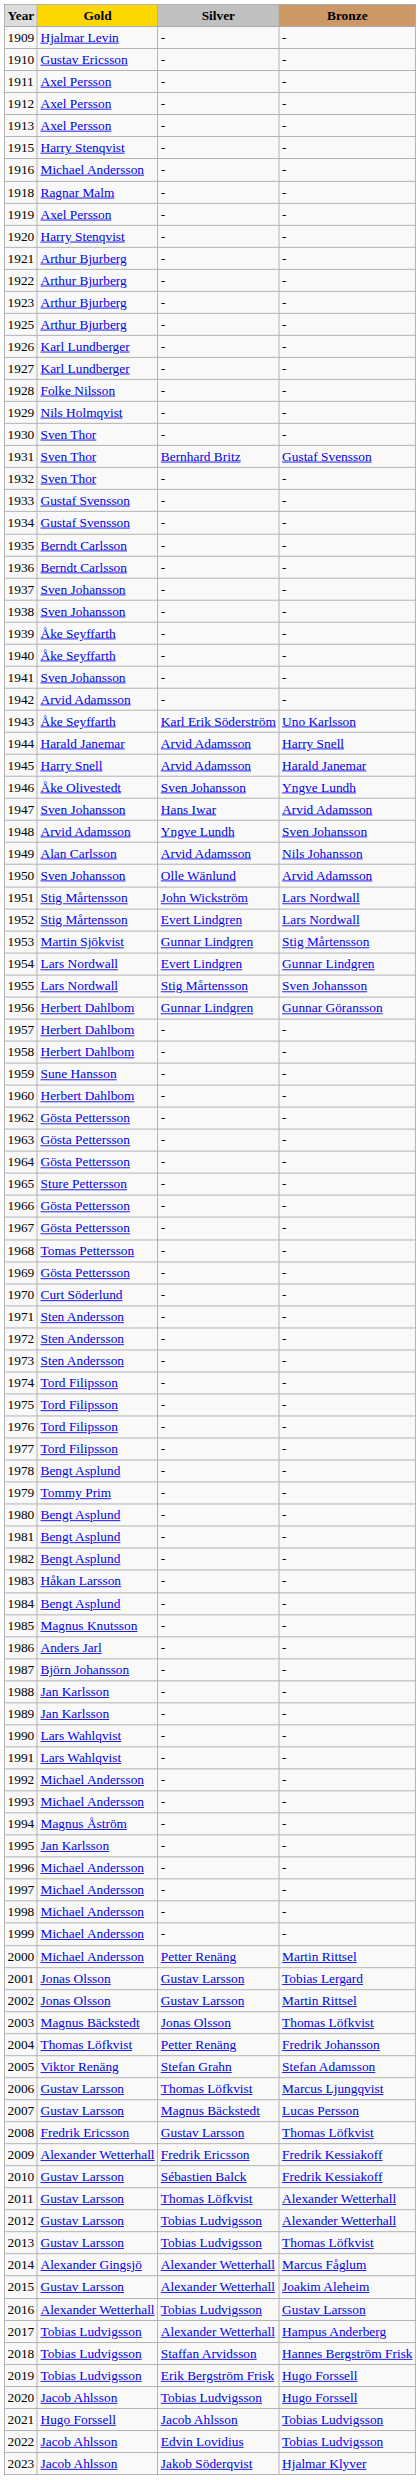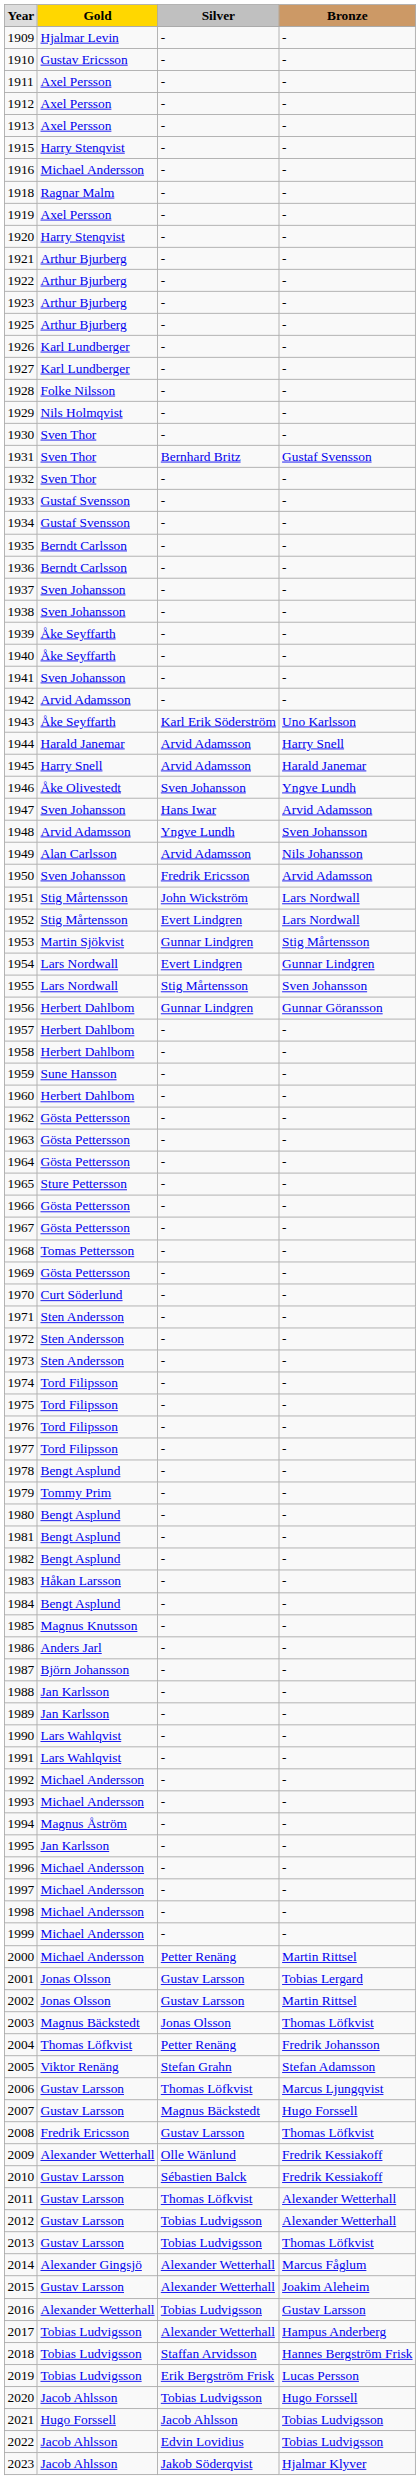(198, 875) Olle Wänlund -> (205, 875) Fredrik Ericsson
(321, 2110) Lucas Persson -> (320, 2110) Hugo Forssell
(205, 2155) Fredrik Ericsson -> (198, 2155) Olle Wänlund
(320, 2375) Hugo Forssell -> (321, 2375) Lucas Persson
